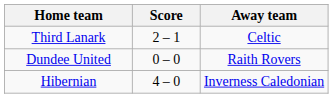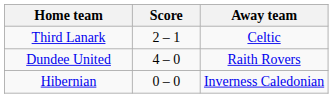(166, 59) 0 – 0 -> (166, 59) 4 – 0
(166, 81) 4 – 0 -> (166, 81) 0 – 0
